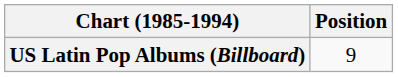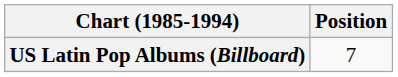(351, 54) 9 -> (351, 54) 7
